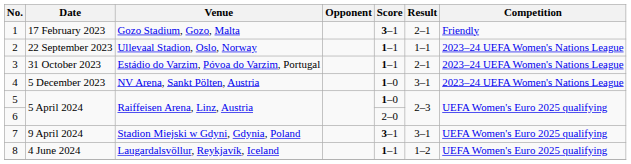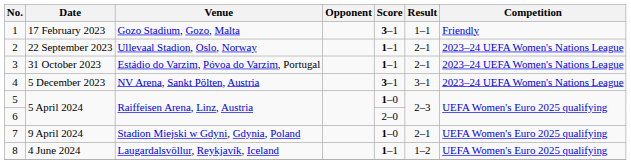(422, 30) 2–1 -> (422, 30) 1–1
(422, 47) 1–1 -> (422, 47) 2–1
(390, 82) 1–0 -> (390, 82) 3–1
(390, 133) 3–1 -> (390, 133) 1–0
(422, 133) 3–1 -> (422, 133) 2–1
